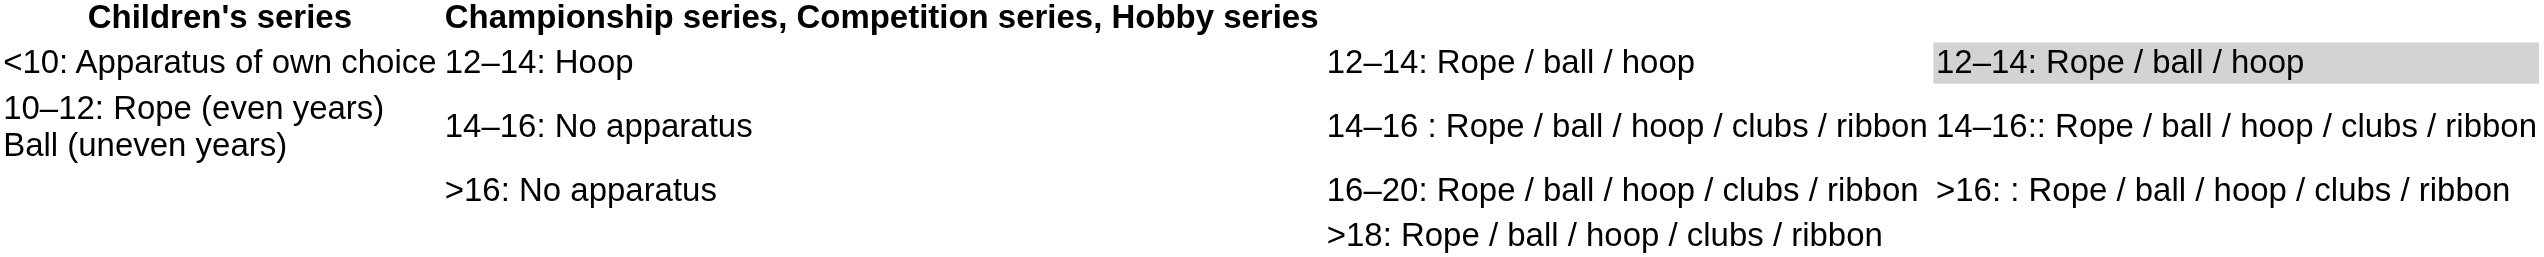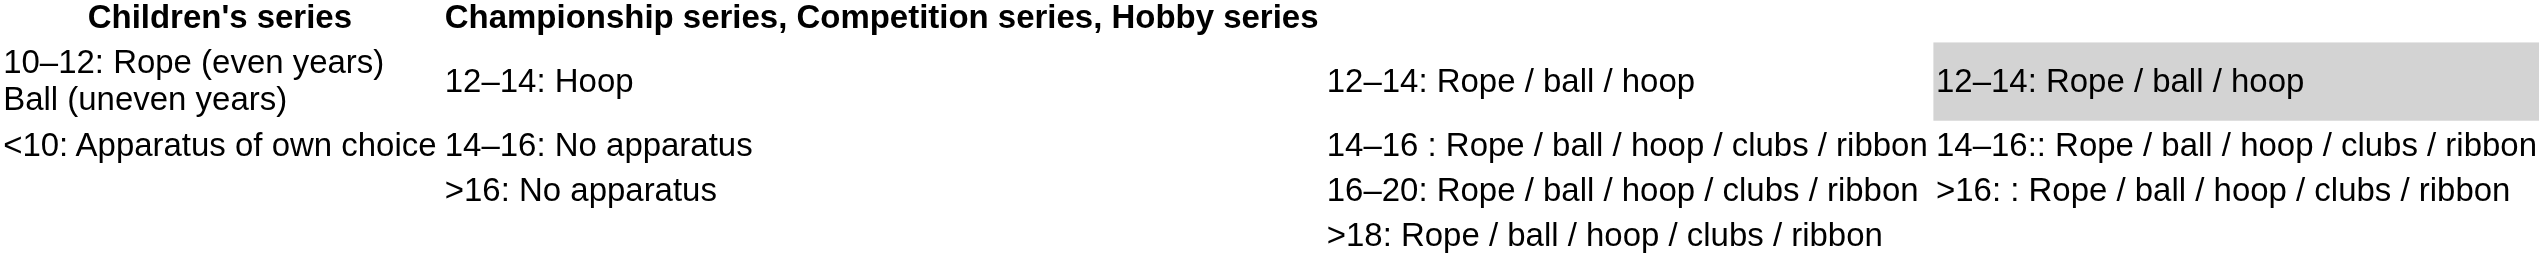(220, 62) <10: Apparatus of own choice -> (194, 81) 10–12: Rope (even years) Ball (uneven years)
(194, 126) 10–12: Rope (even years) Ball (uneven years) -> (220, 144) <10: Apparatus of own choice
